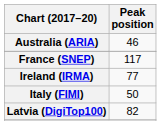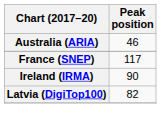(133, 77) 77 -> (133, 77) 90
- row: (57, 94)
